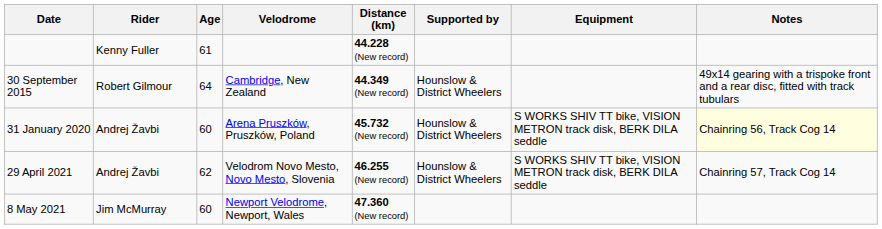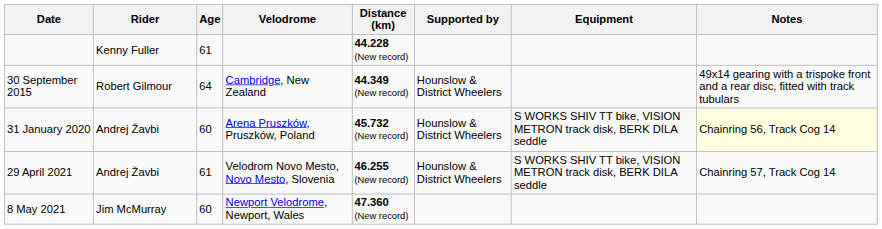(205, 172) 62 -> (205, 172) 61
